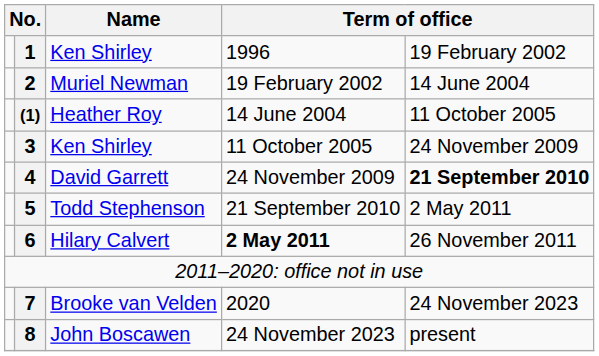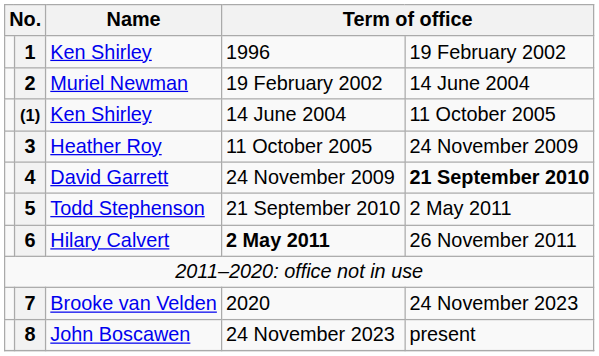(106, 114) Heather Roy -> (101, 114) Ken Shirley
(101, 146) Ken Shirley -> (106, 146) Heather Roy
